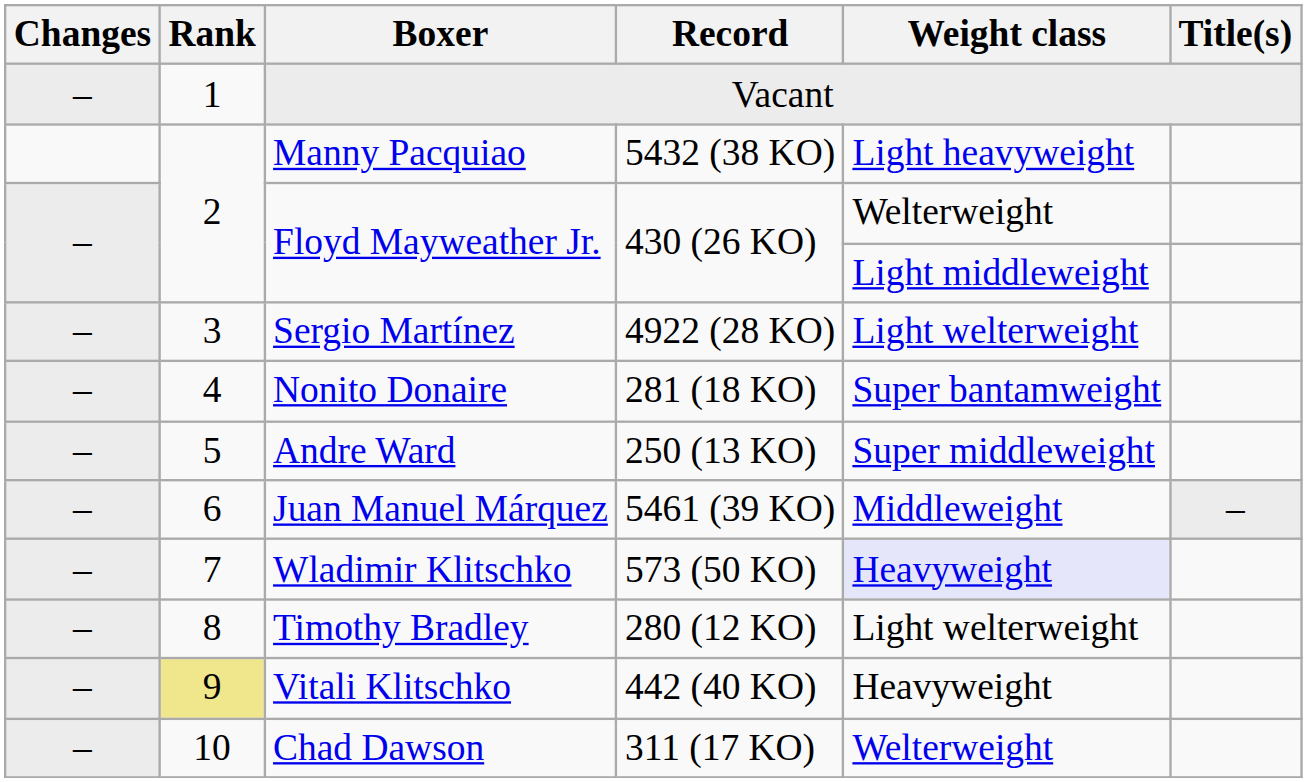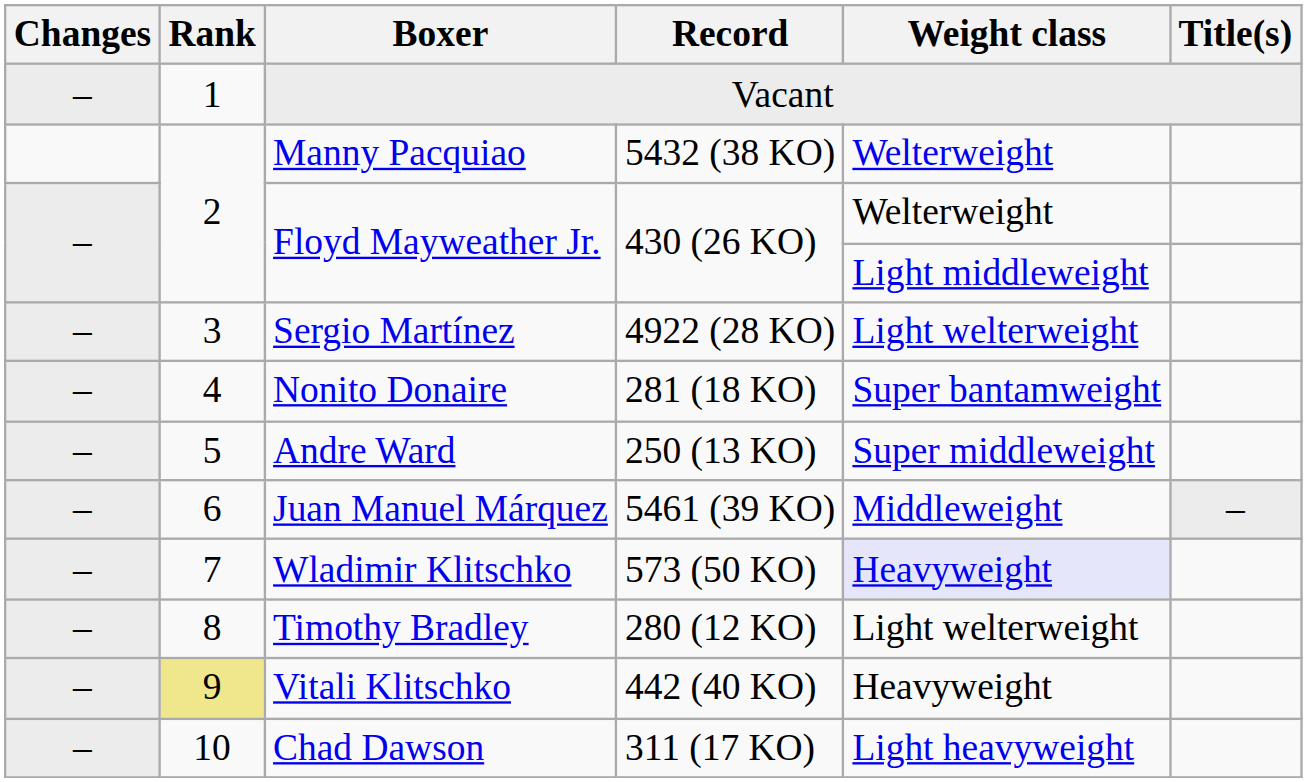(993, 152) Light heavyweight -> (953, 152) Welterweight
(953, 746) Welterweight -> (993, 746) Light heavyweight
